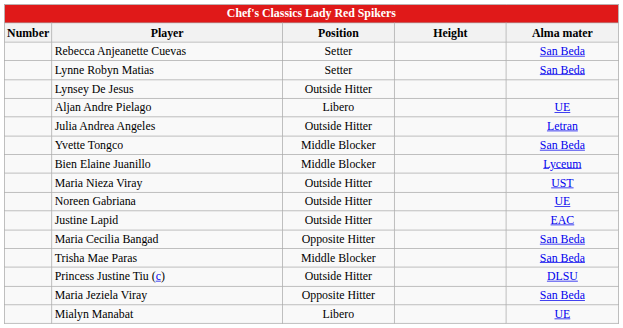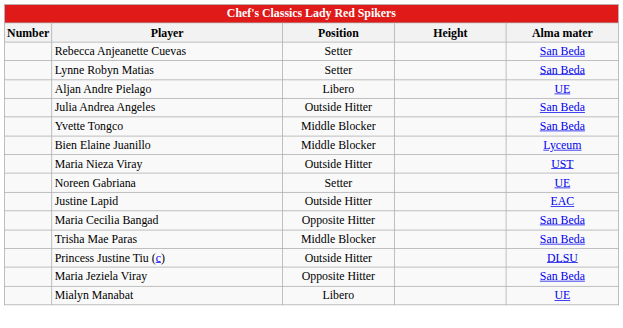- row: (94, 88)
(562, 126) Letran -> (562, 107) San Beda
(338, 201) Outside Hitter -> (338, 182) Setter
